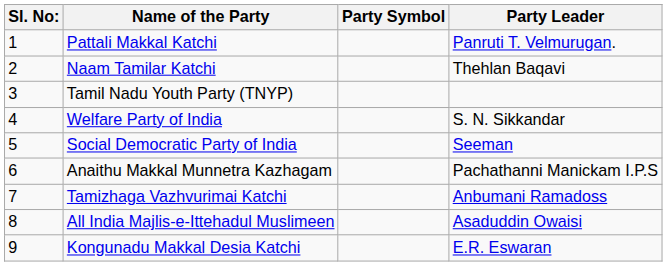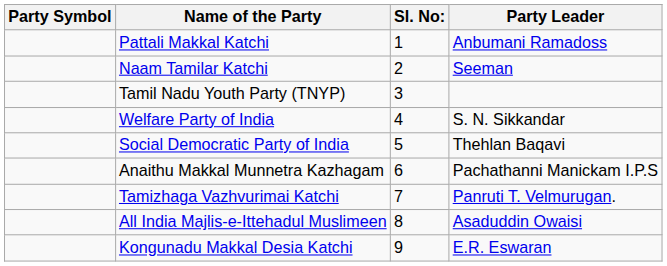columns swapped: (34, 17) <-> (394, 17)
(534, 42) Panruti T. Velmurugan. -> (530, 42) Anbumani Ramadoss
(509, 68) Thehlan Baqavi -> (483, 68) Seeman
(483, 145) Seeman -> (509, 145) Thehlan Baqavi
(530, 196) Anbumani Ramadoss -> (534, 196) Panruti T. Velmurugan.
